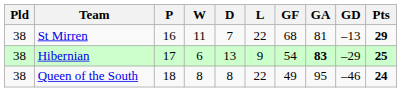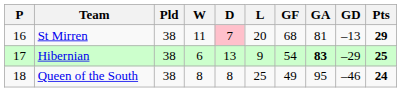columns swapped: (169, 14) <-> (20, 14)
(230, 35) no background -> (230, 35) pink background
(260, 35) 22 -> (260, 35) 20
(260, 76) 22 -> (260, 76) 25
